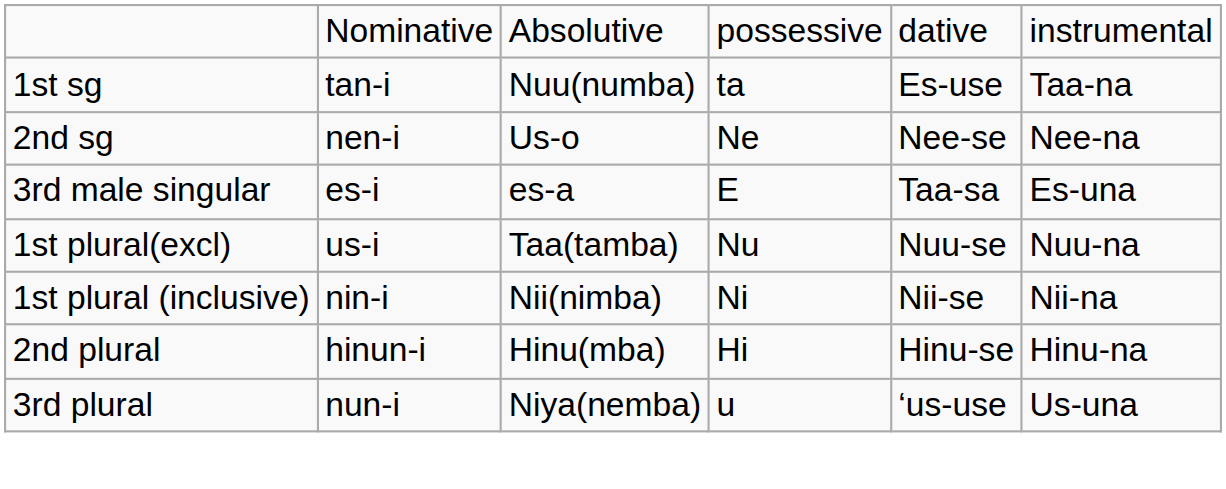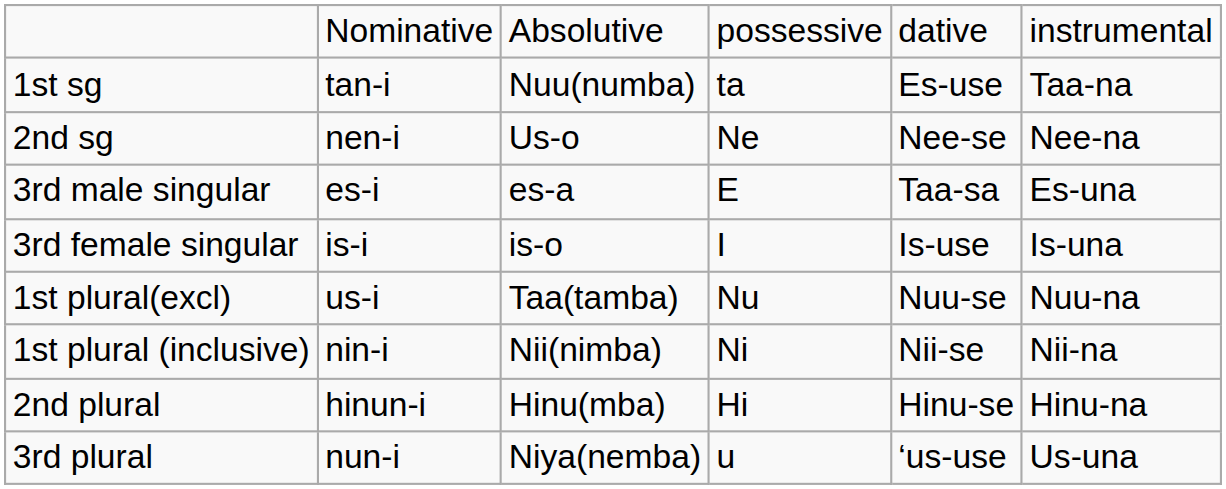+ row: (156, 244)
